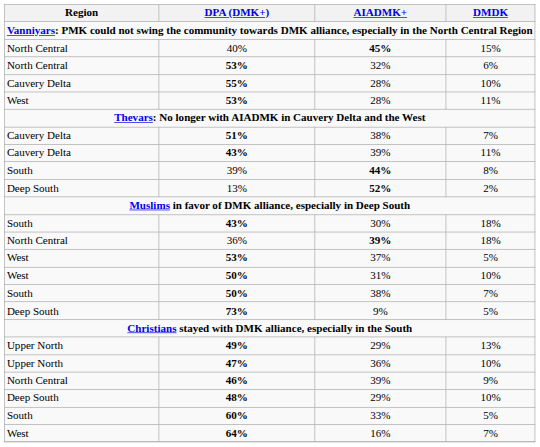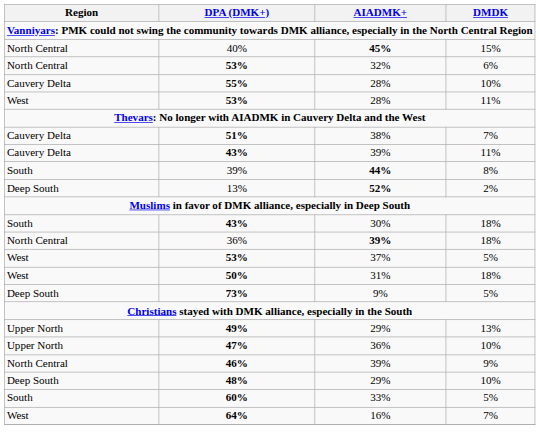(490, 275) 10% -> (490, 275) 18%
- row: (237, 293)
